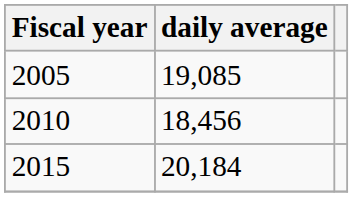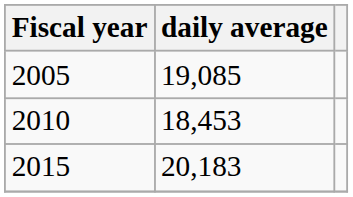(201, 120) 18,456 -> (201, 120) 18,453
(201, 167) 20,184 -> (201, 167) 20,183
